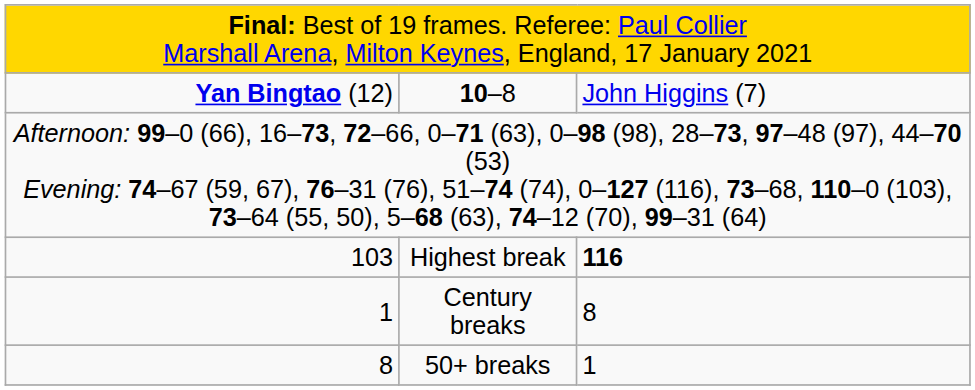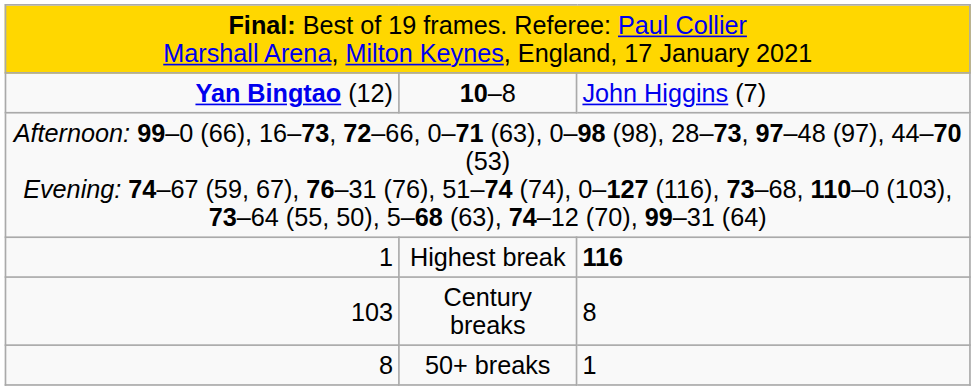(372, 258) 103 -> (386, 258) 1
(386, 312) 1 -> (372, 312) 103
